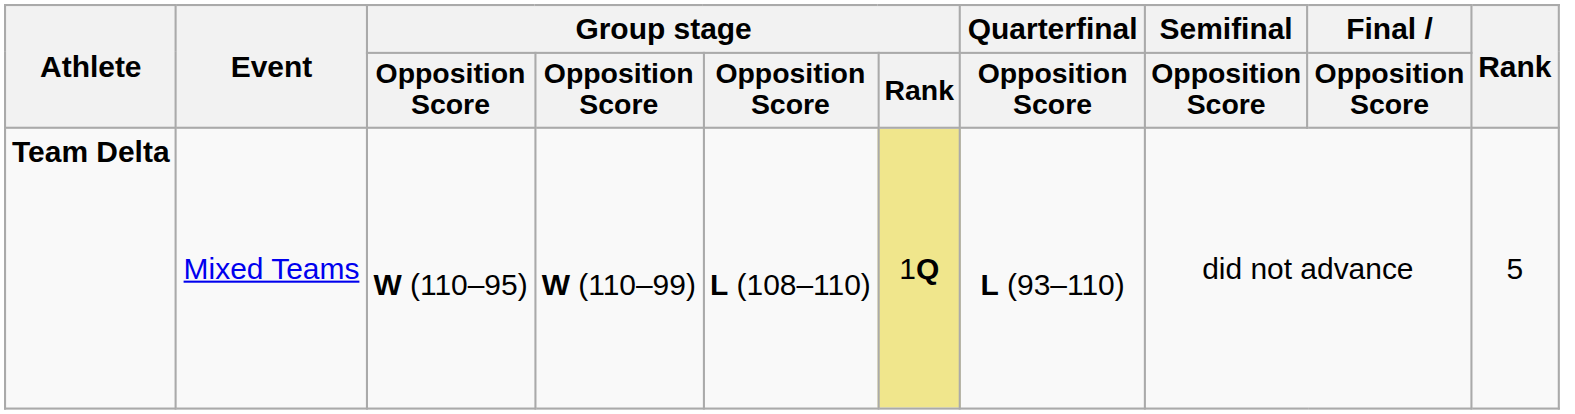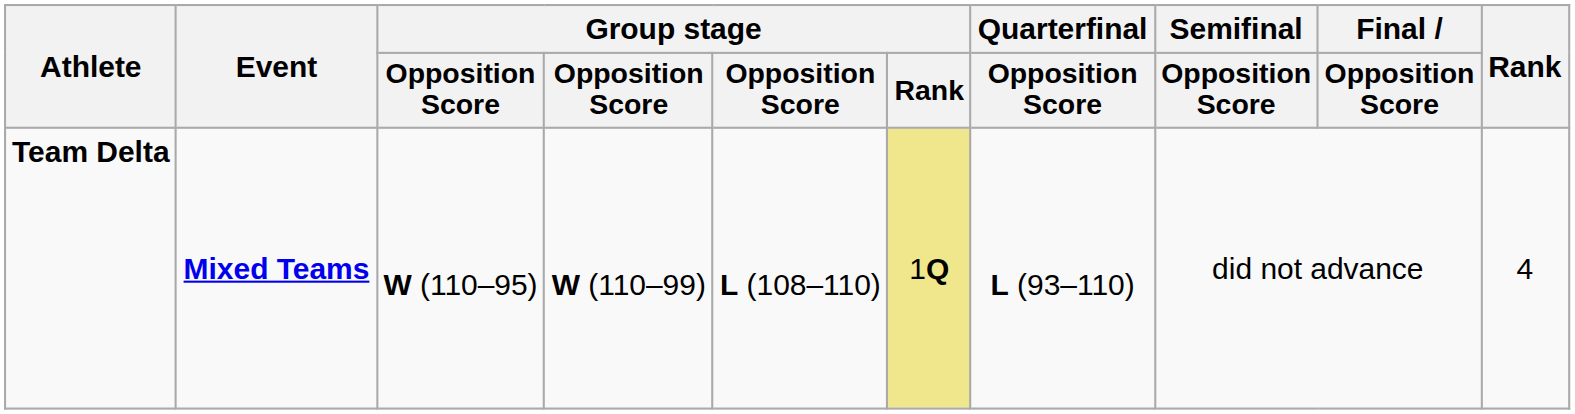(271, 269) normal -> (276, 269) bold
(1515, 269) 5 -> (1525, 269) 4
